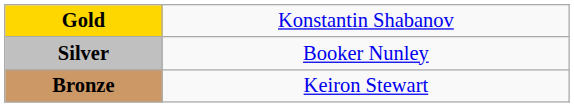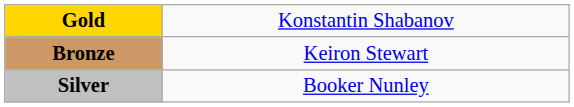rows swapped: (83, 53) <-> (83, 85)
